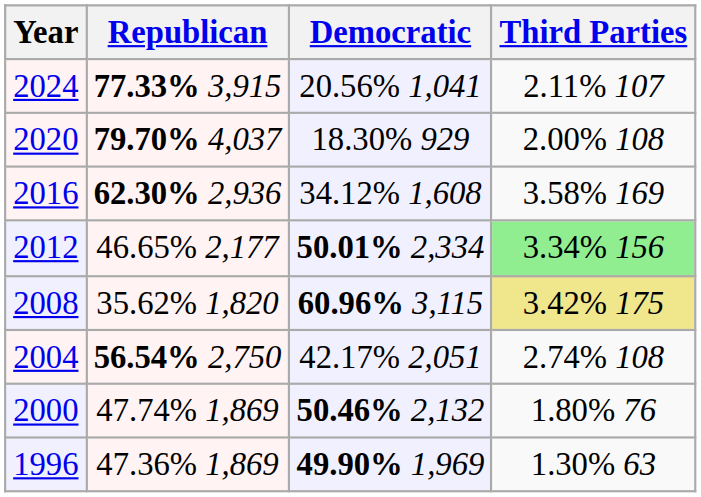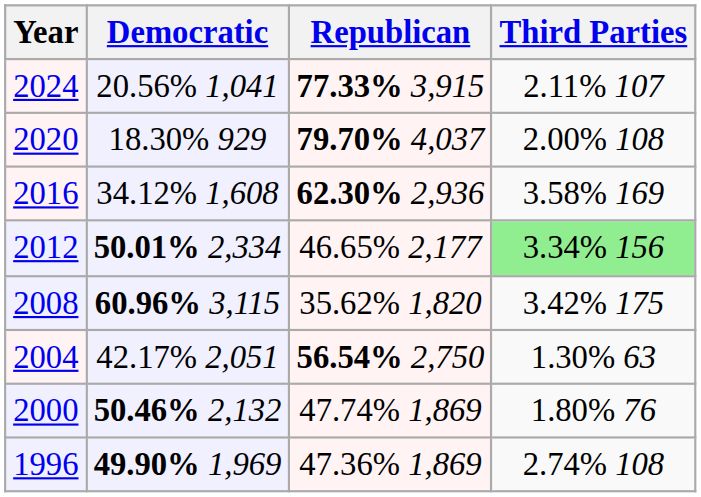columns swapped: (188, 32) <-> (390, 32)
(593, 301) khaki background -> (593, 301) no background
(593, 355) 2.74% 108 -> (593, 355) 1.30% 63
(593, 463) 1.30% 63 -> (593, 463) 2.74% 108
